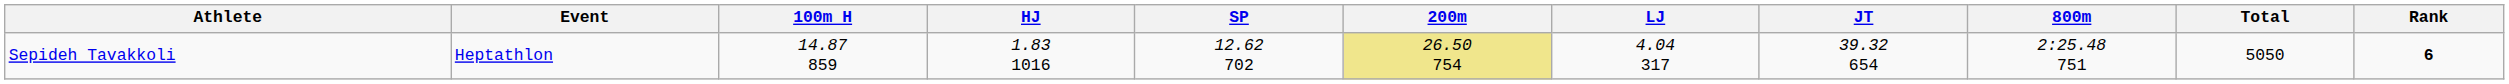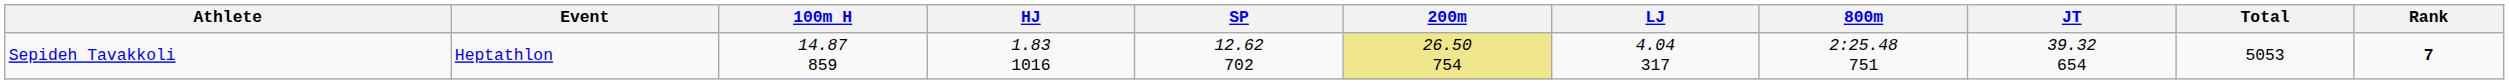columns swapped: (1864, 18) <-> (2072, 18)
(2265, 55) 5050 -> (2265, 55) 5053
(2429, 55) 6 -> (2429, 55) 7
